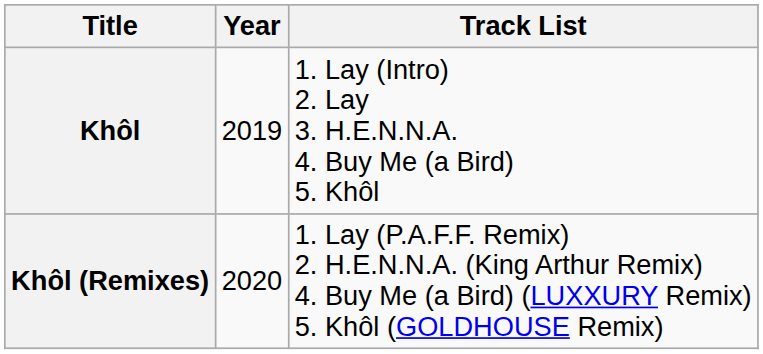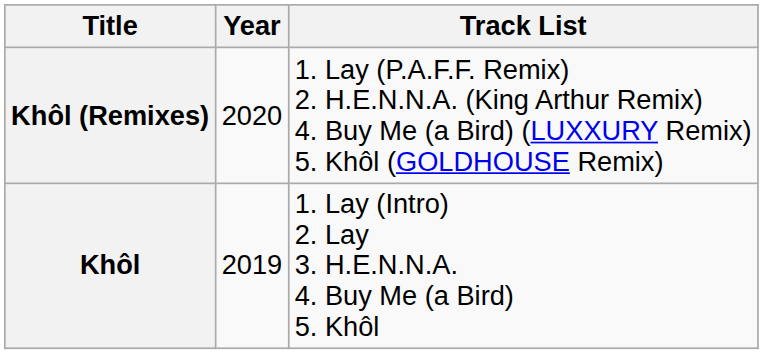rows swapped: (110, 130) <-> (110, 280)
